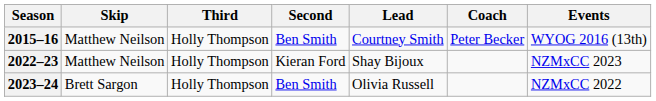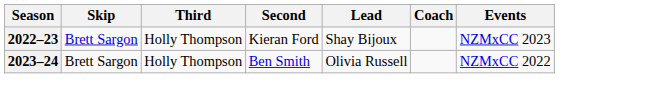- row: (33, 38)
(115, 61) Matthew Neilson -> (101, 38) Brett Sargon
